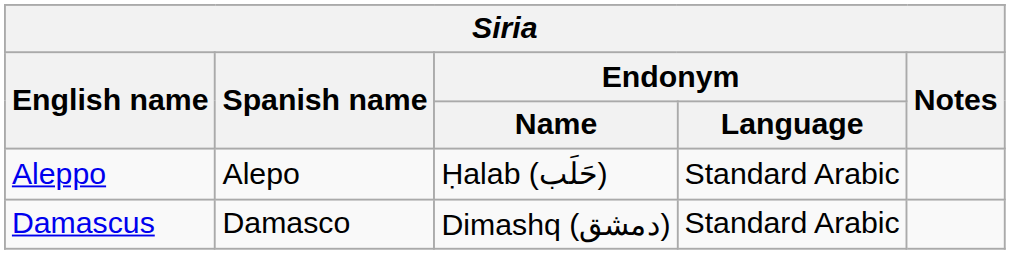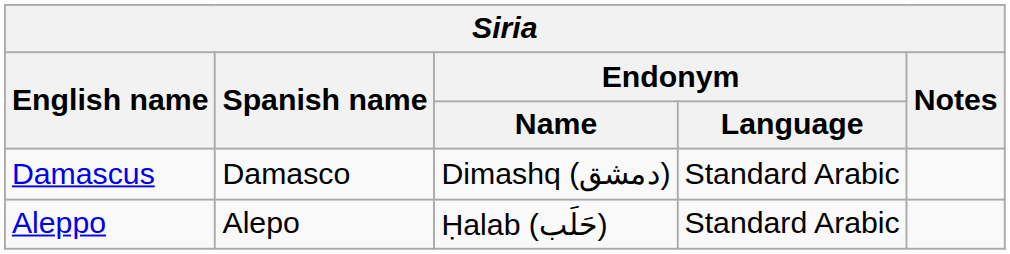rows swapped: (59, 173) <-> (83, 223)
